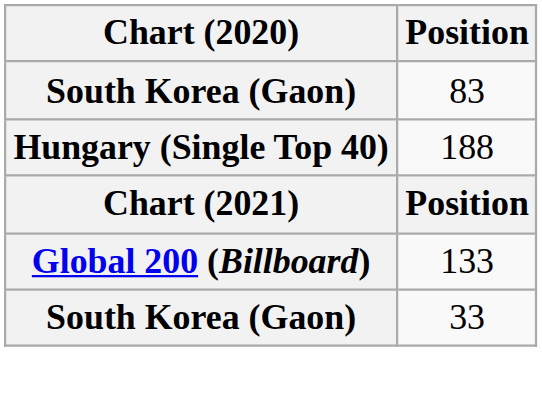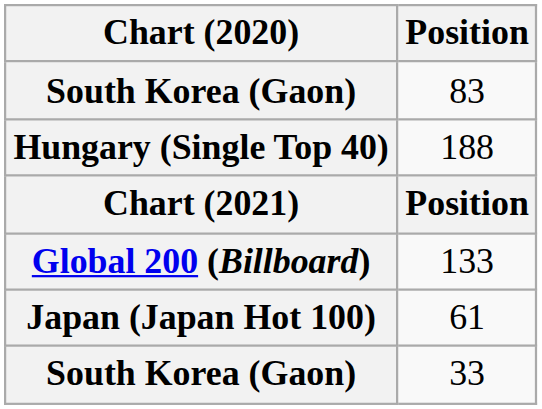+ row: (467, 317)
